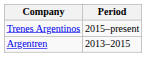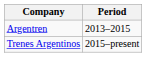rows swapped: (27, 44) <-> (43, 28)
